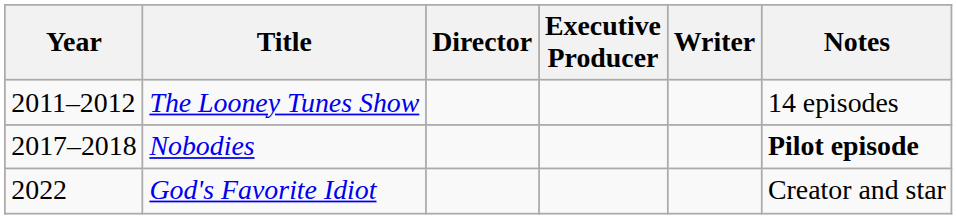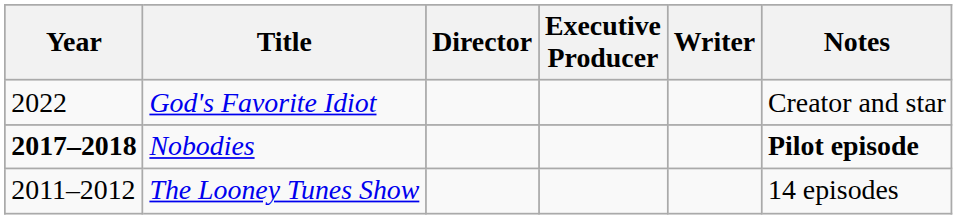rows swapped: (284, 102) <-> (263, 190)
(74, 146) normal -> (74, 146) bold
